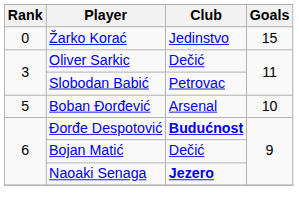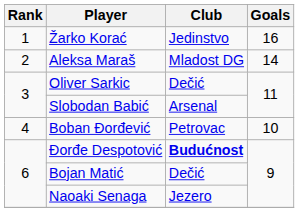(25, 38) 0 -> (25, 38) 1
(270, 38) 15 -> (270, 38) 16
+ row: (92, 60)
(197, 83) Petrovac -> (193, 106) Arsenal
(25, 106) 5 -> (25, 128) 4
(193, 106) Arsenal -> (197, 128) Petrovac
(191, 173) bold -> (190, 196) normal
